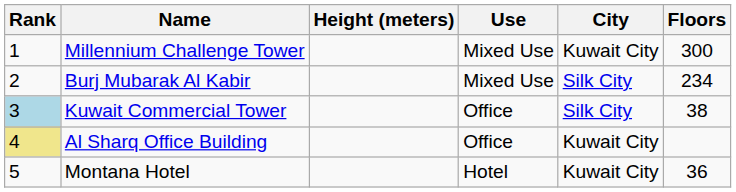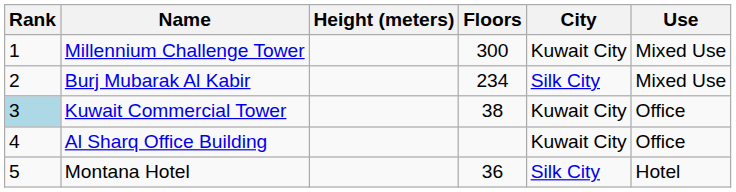columns swapped: (697, 19) <-> (508, 19)
(597, 111) Silk City -> (579, 111) Kuwait City
(14, 141) khaki background -> (14, 141) no background
(611, 171) Kuwait City -> (565, 171) Silk City
